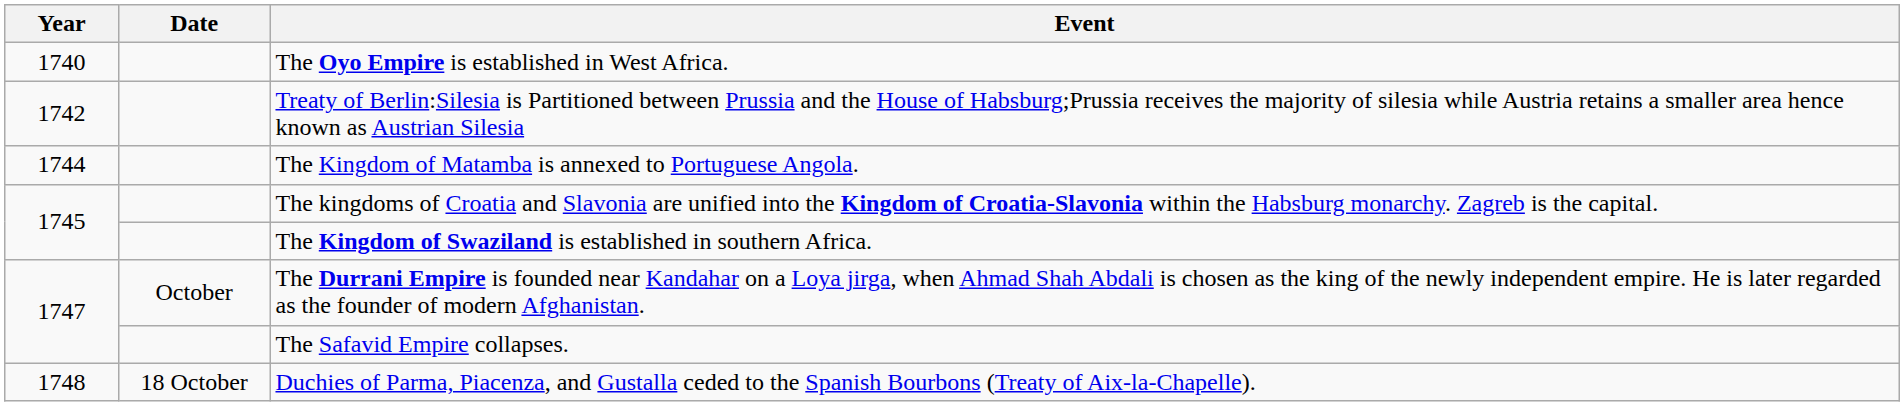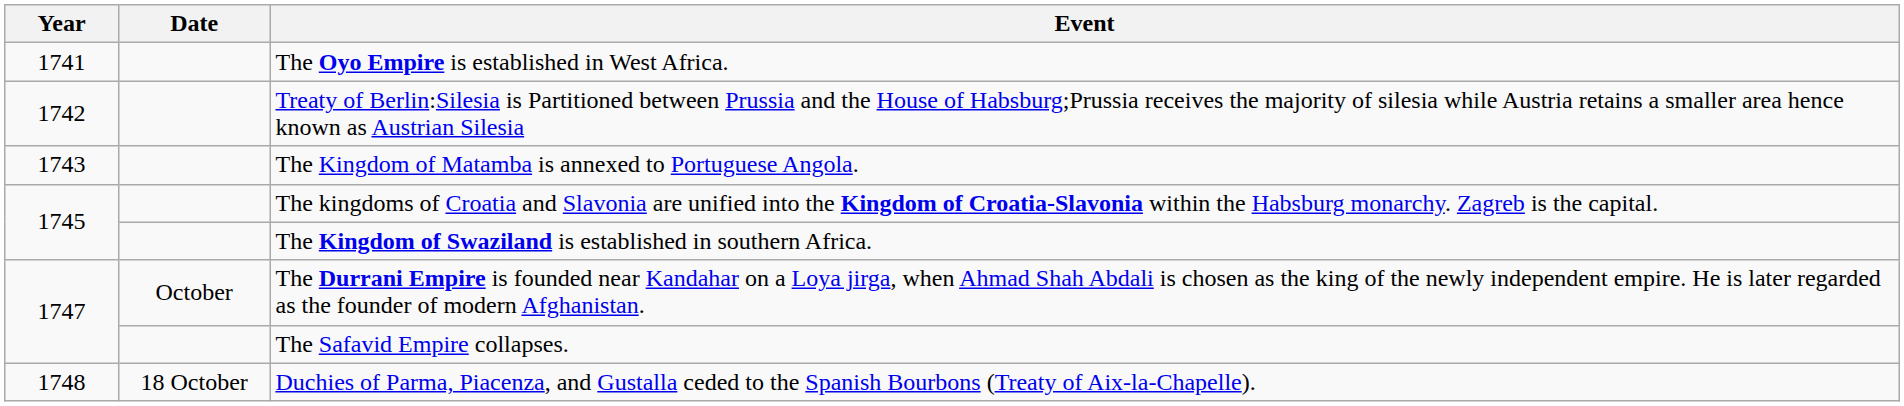(62, 61) 1740 -> (62, 61) 1741
(62, 164) 1744 -> (62, 164) 1743
